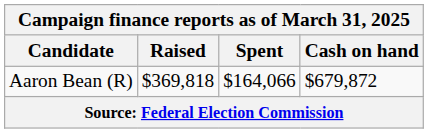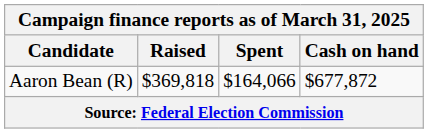(341, 81) $679,872 -> (341, 81) $677,872
